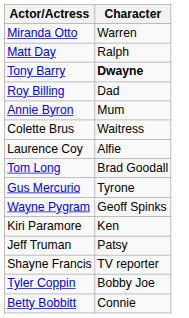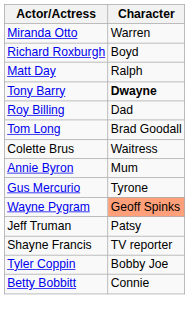+ row: (56, 52)
rows swapped: (40, 110) <-> (34, 168)
- row: (45, 149)
(132, 206) no background -> (145, 206) lightsalmon background
- row: (44, 226)
